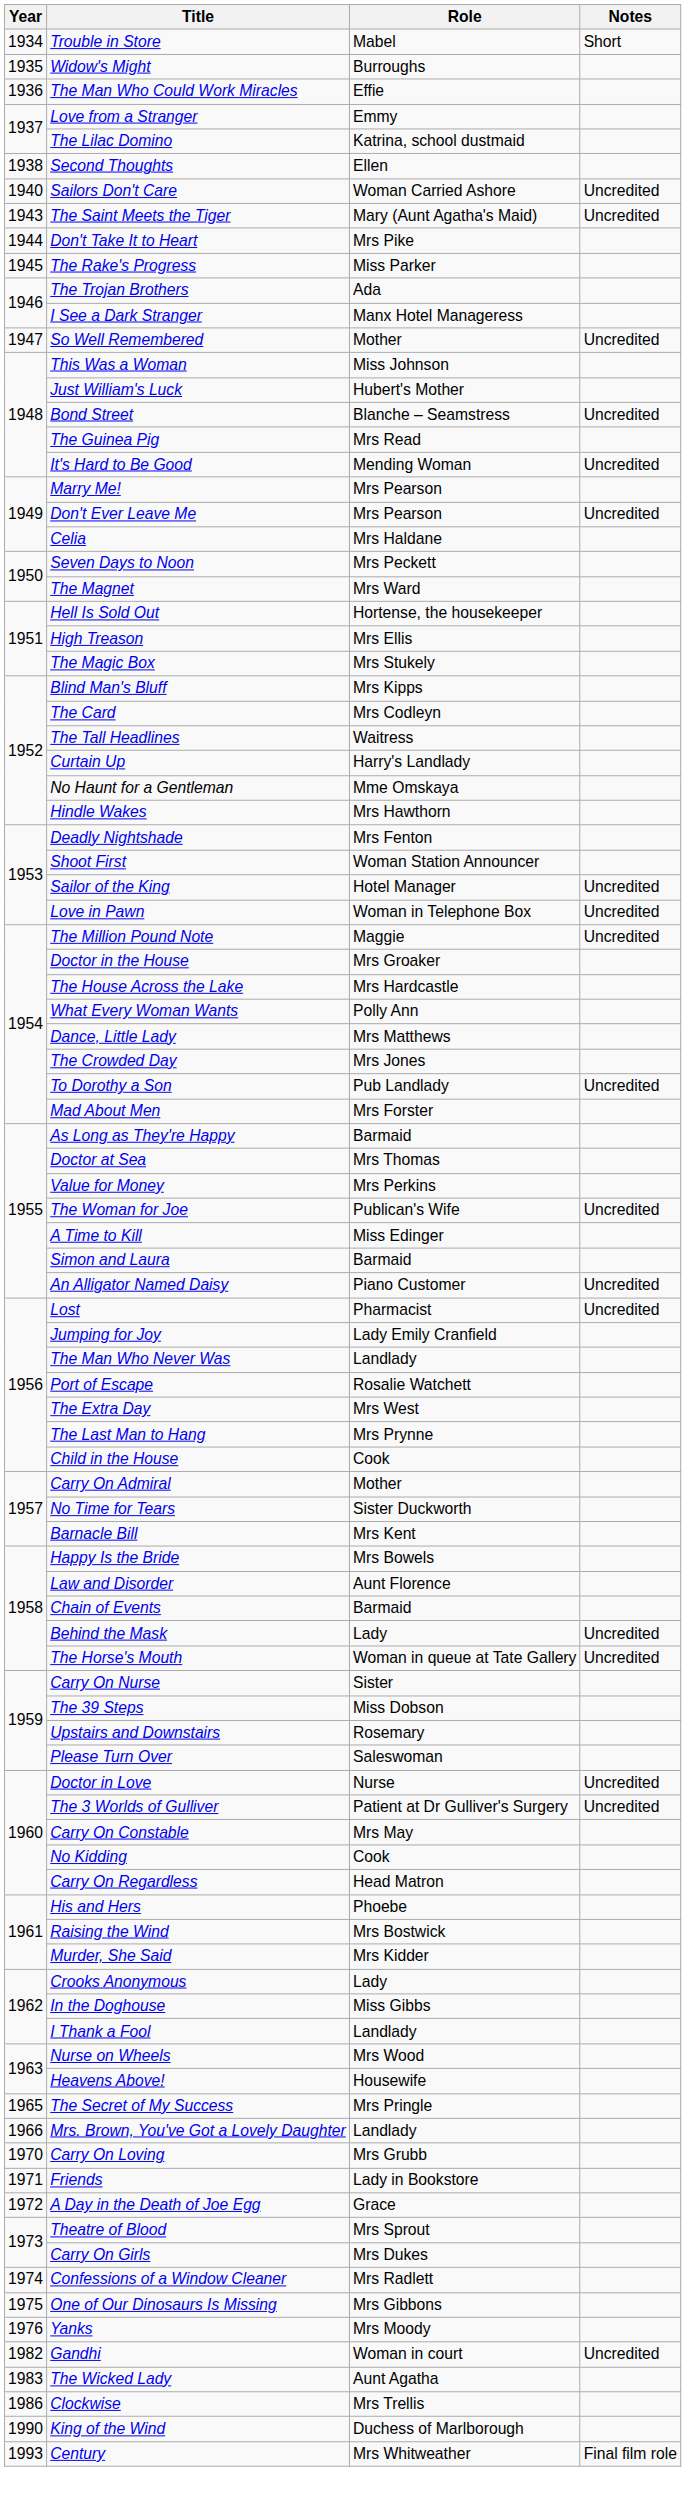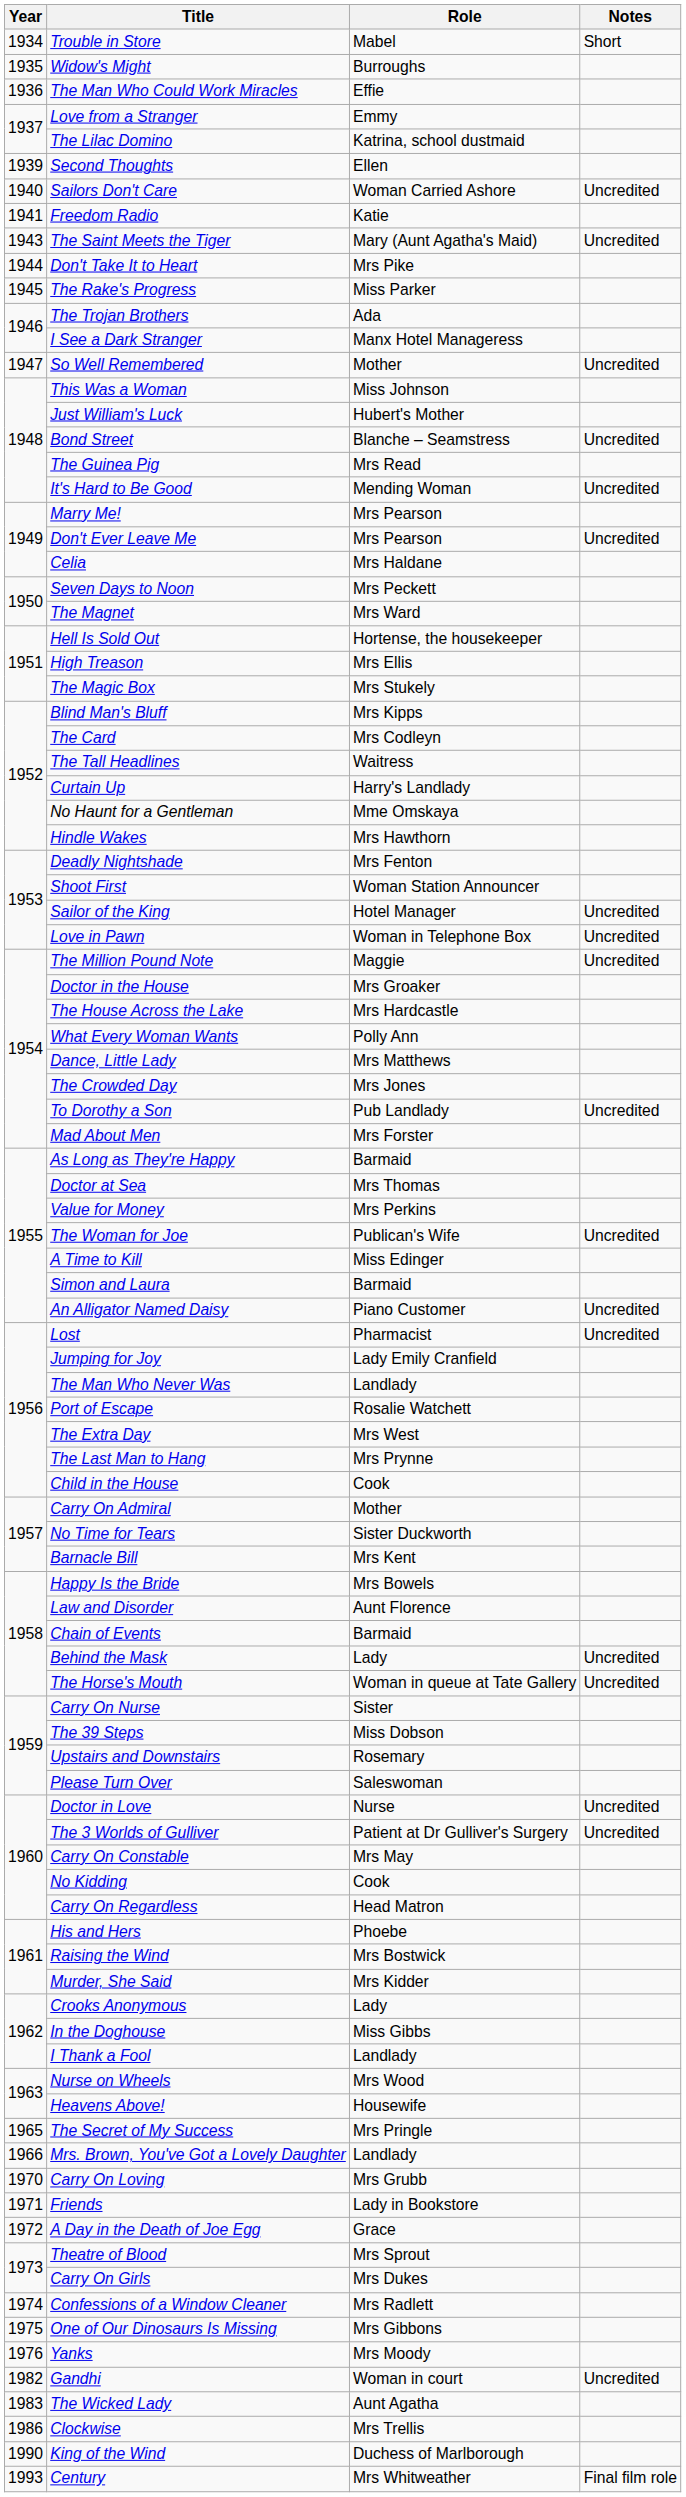(26, 166) 1938 -> (26, 166) 1939
+ row: (104, 215)
